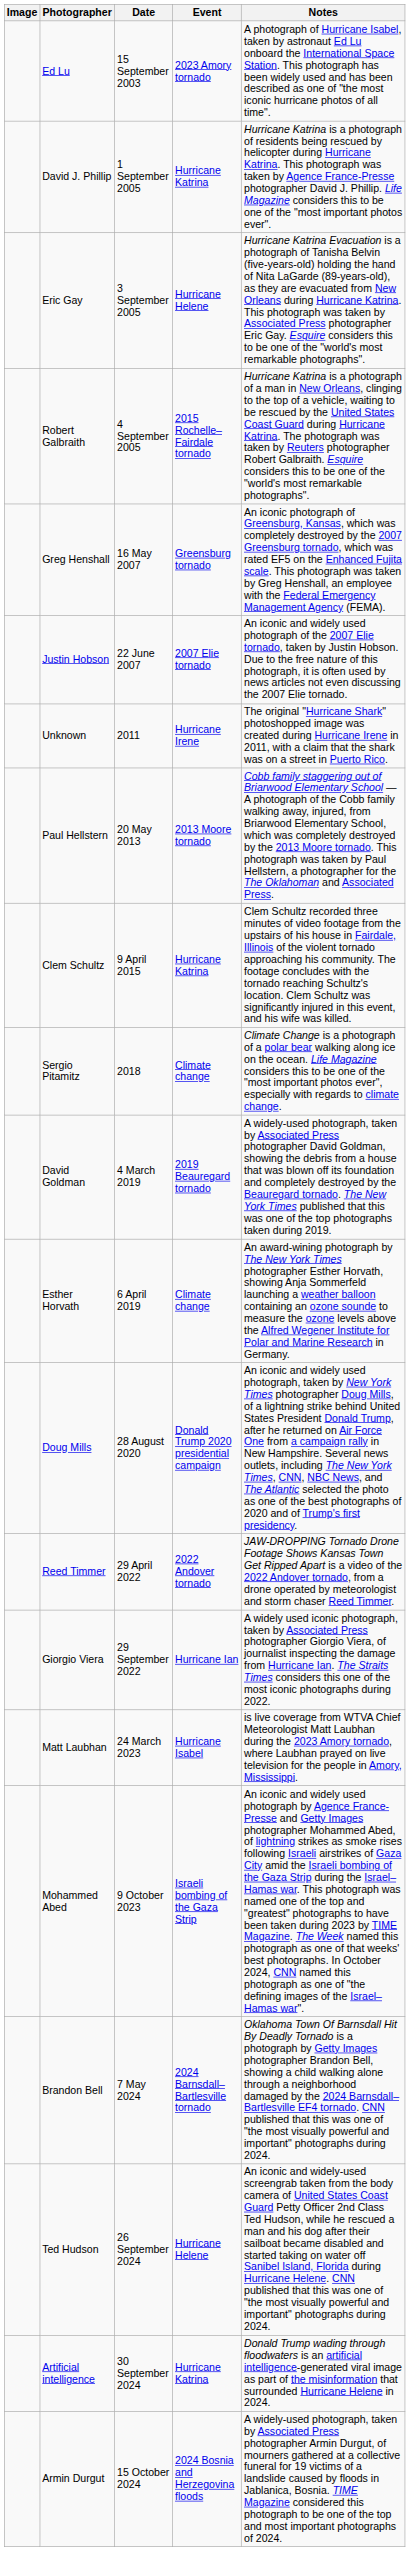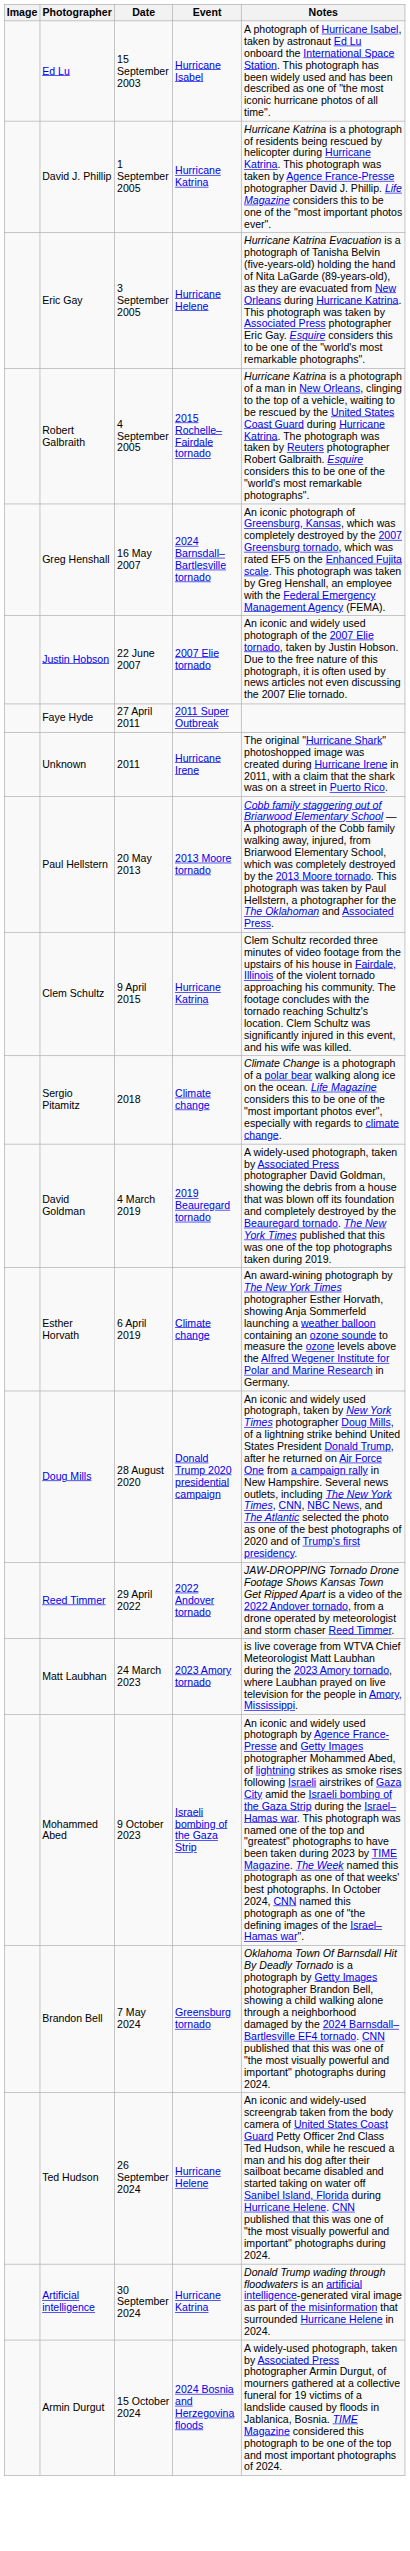(203, 71) 2023 Amory tornado -> (198, 71) Hurricane Isabel
(203, 559) Greensburg tornado -> (201, 559) 2024 Barnsdall–Bartlesville tornado
+ row: (68, 718)
- row: (73, 1659)
(198, 1748) Hurricane Isabel -> (203, 1676) 2023 Amory tornado
(201, 2090) 2024 Barnsdall–Bartlesville tornado -> (203, 2019) Greensburg tornado
